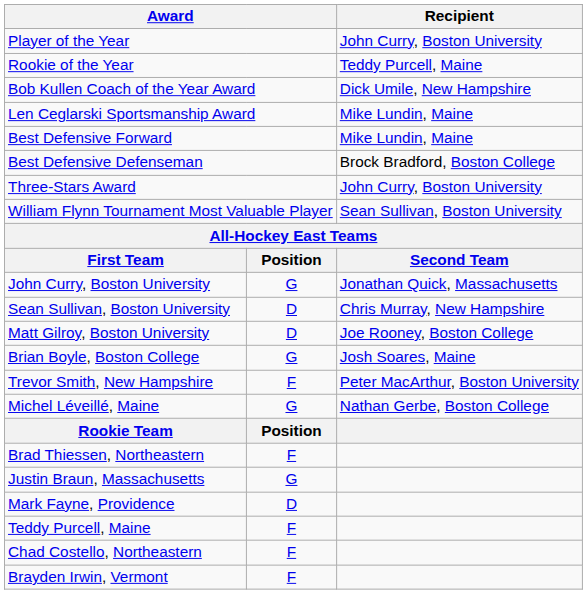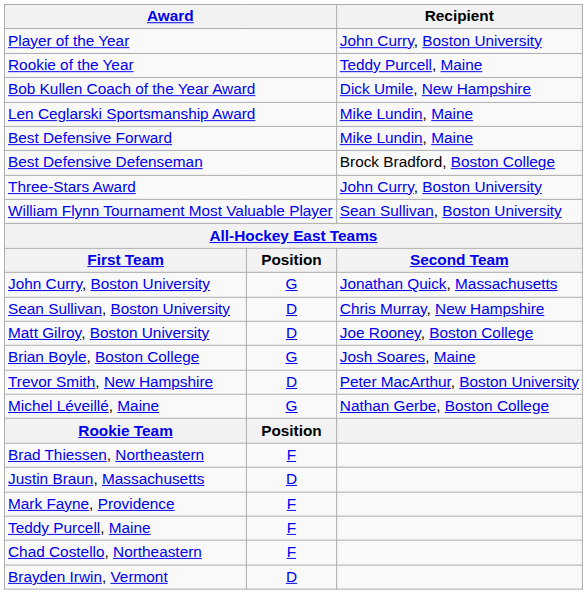(291, 382) F -> (291, 382) D
(291, 479) G -> (291, 479) D
(291, 503) D -> (291, 503) F
(291, 576) F -> (291, 576) D
